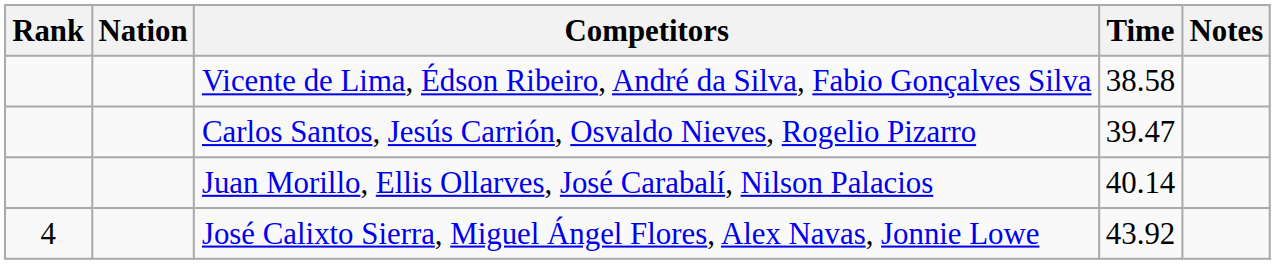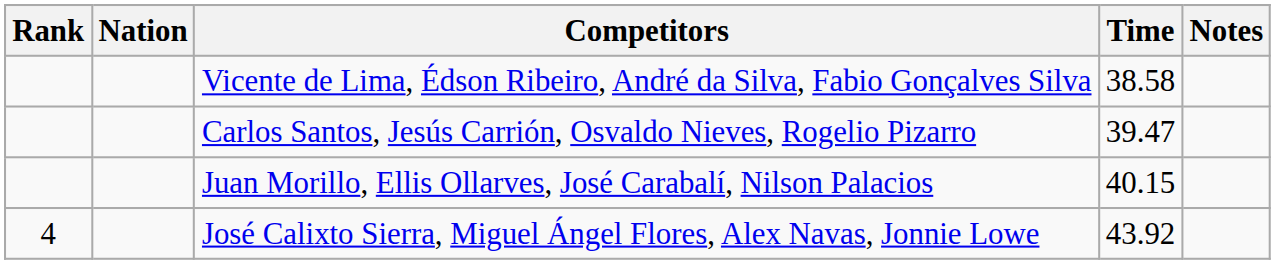(1141, 182) 40.14 -> (1141, 182) 40.15
